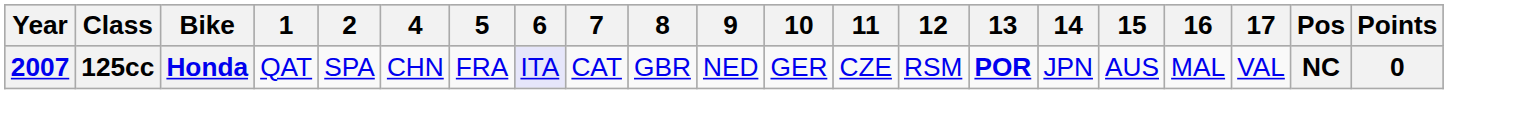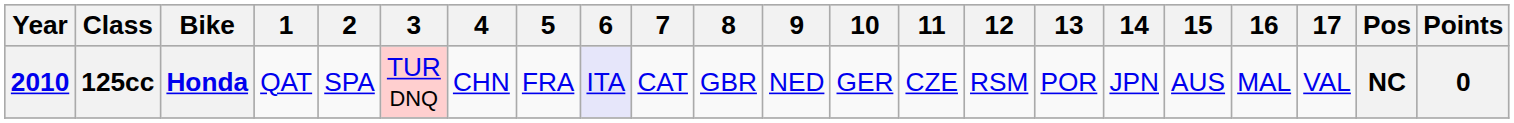+ column: (414, 25)
(40, 66) 2007 -> (40, 81) 2010
(1003, 66) bold -> (1069, 81) normal
